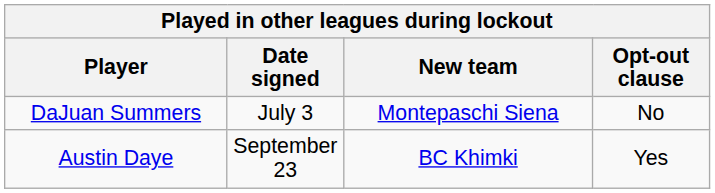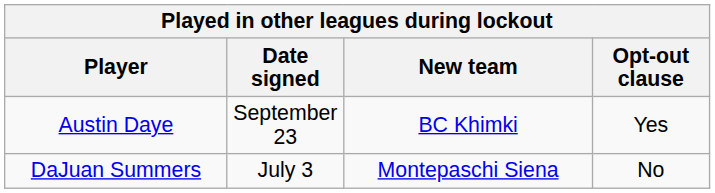rows swapped: (116, 112) <-> (116, 158)
